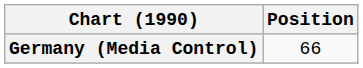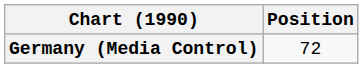(310, 49) 66 -> (310, 49) 72
